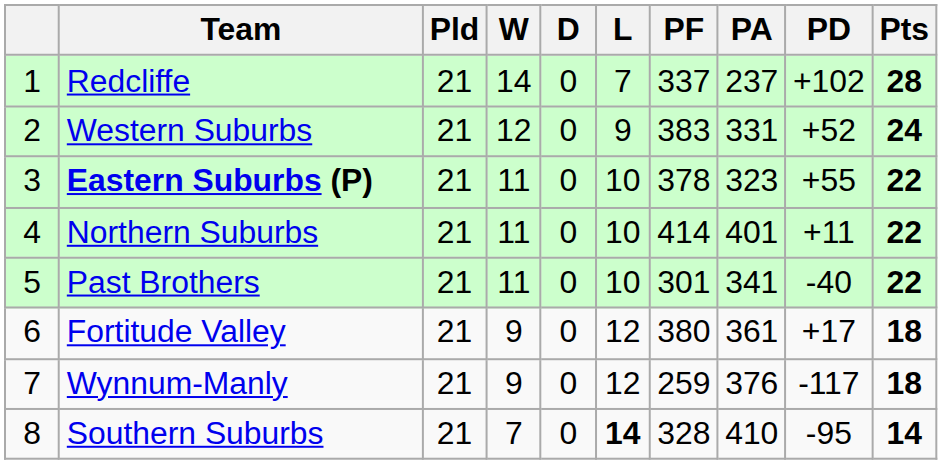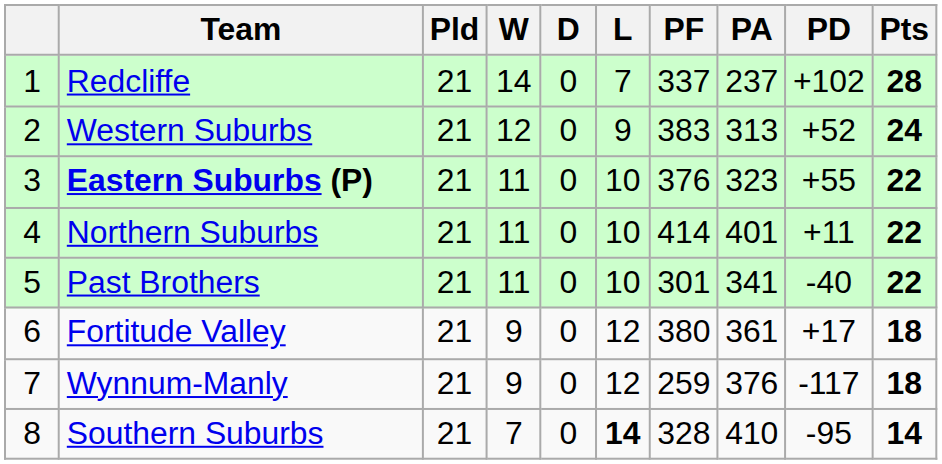(752, 130) 331 -> (752, 130) 313
(684, 181) 378 -> (684, 181) 376
